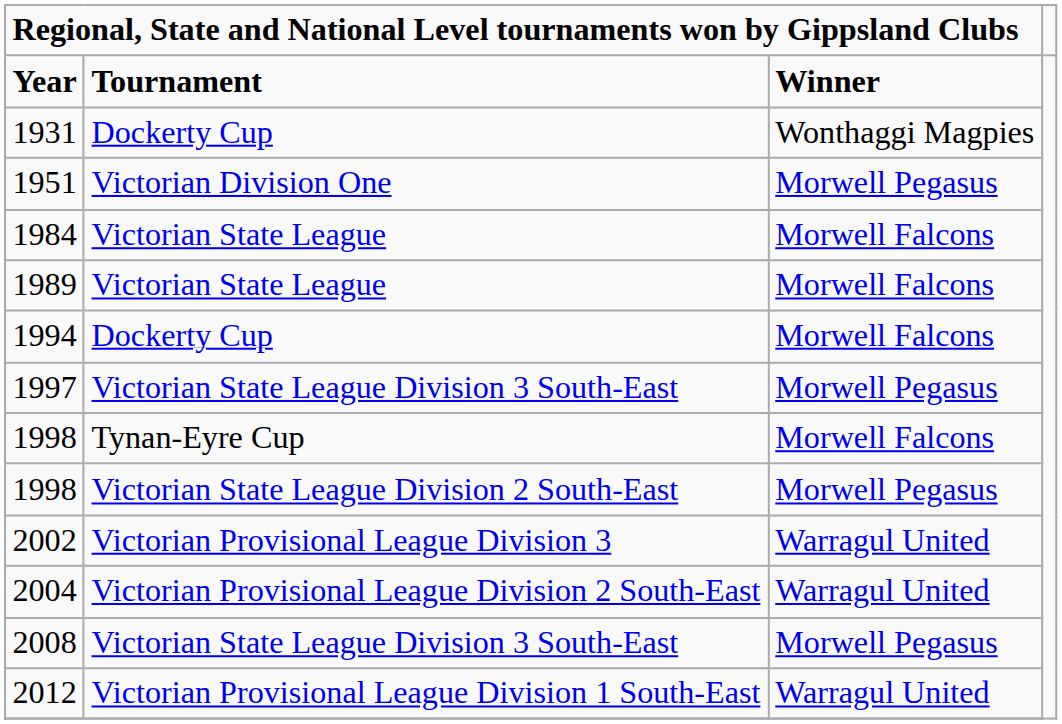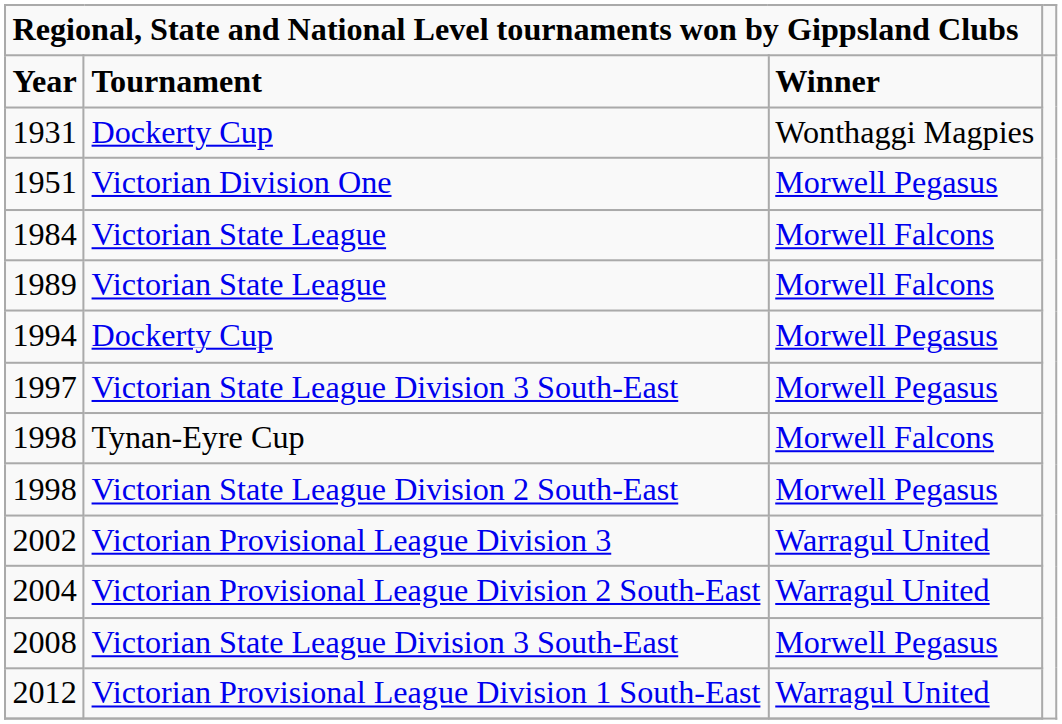(885, 336) Morwell Falcons -> (886, 336) Morwell Pegasus
